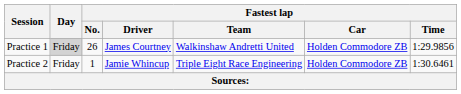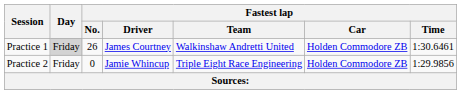(433, 46) 1:29.9856 -> (433, 46) 1:30.6461
(92, 63) 1 -> (92, 63) 0
(433, 63) 1:30.6461 -> (433, 63) 1:29.9856
